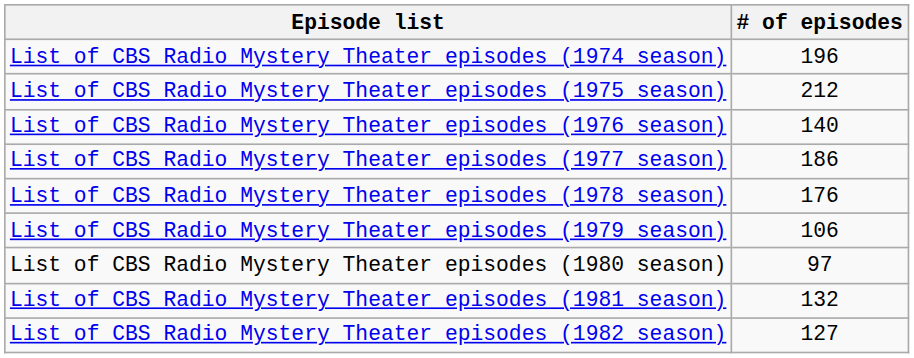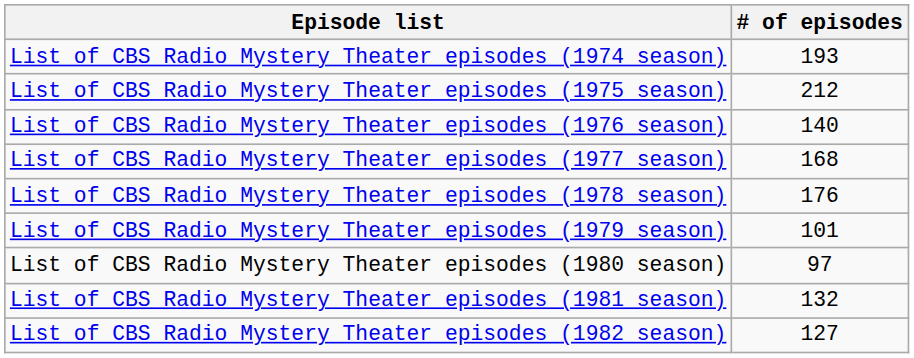(820, 57) 196 -> (820, 57) 193
(820, 161) 186 -> (820, 161) 168
(820, 231) 106 -> (820, 231) 101
